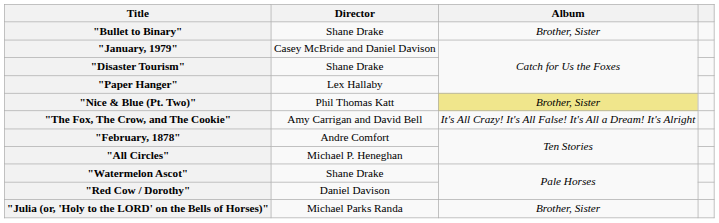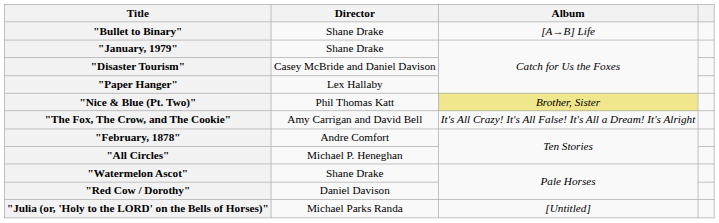(568, 31) Brother, Sister -> (568, 31) [A→B] Life
(355, 48) Casey McBride and Daniel Davison -> (355, 48) Shane Drake
(355, 66) Shane Drake -> (355, 66) Casey McBride and Daniel Davison
(568, 208) Brother, Sister -> (568, 208) [Untitled]
